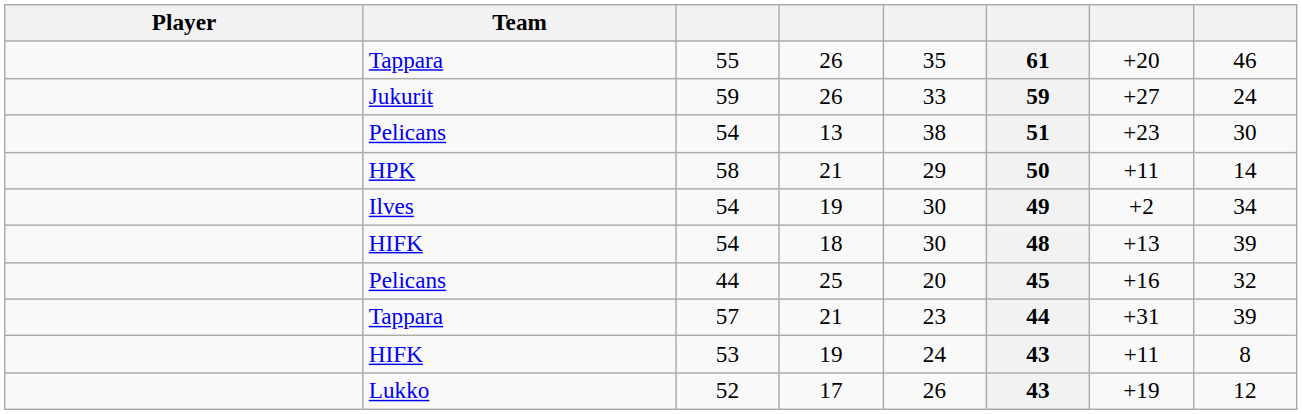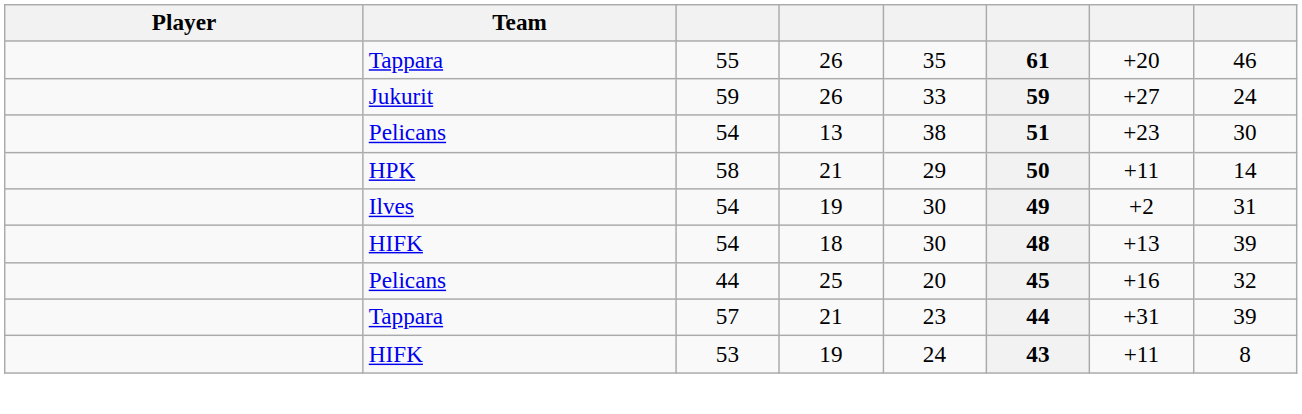(1245, 206) 34 -> (1245, 206) 31
- row: (399, 390)
